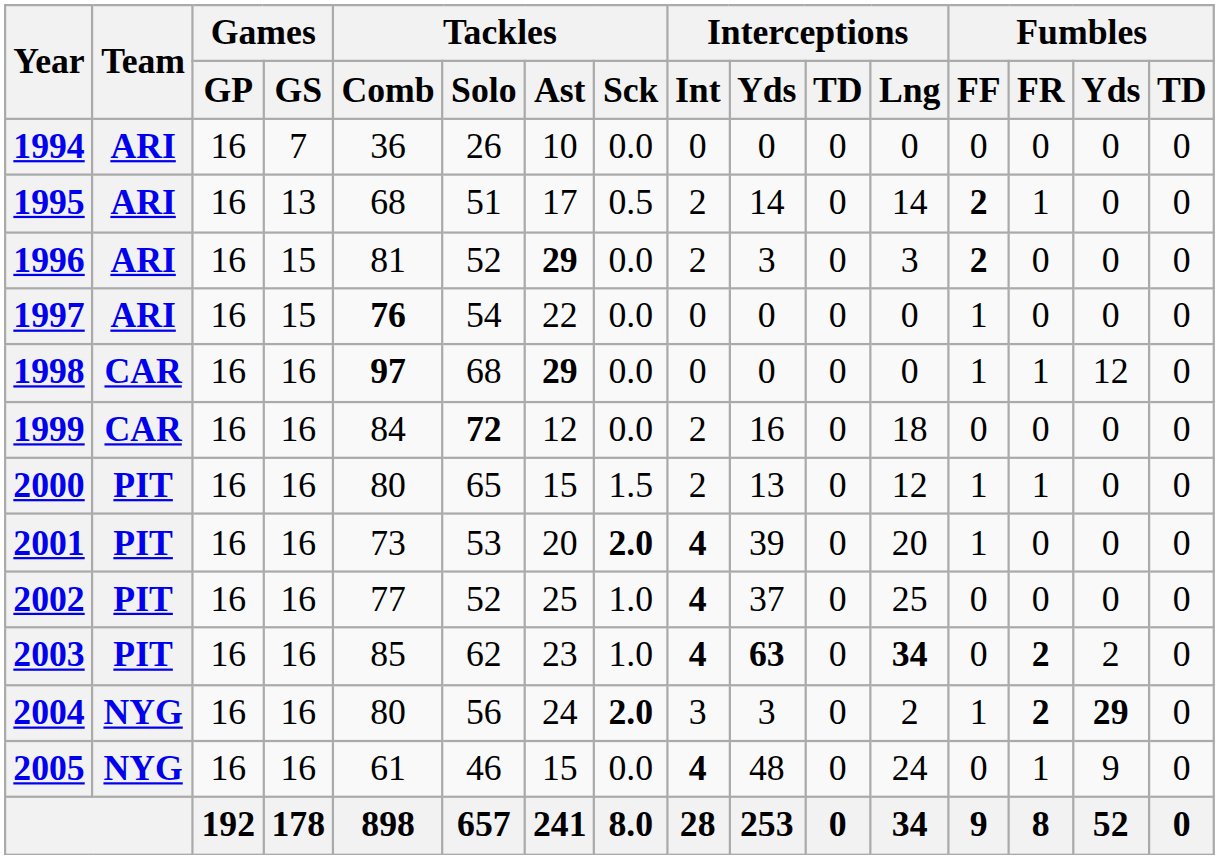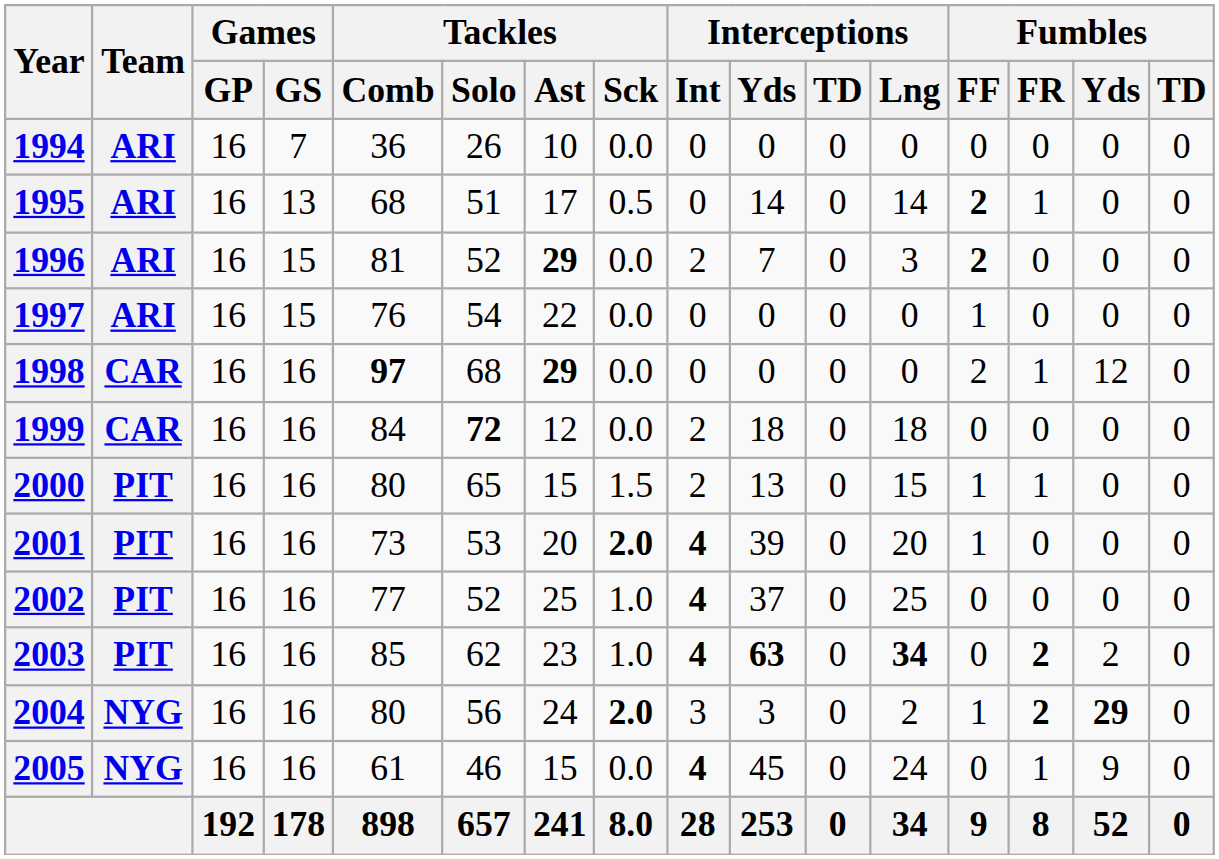(698, 202) 2 -> (698, 202) 0
(767, 259) 3 -> (767, 259) 7
(388, 315) bold -> (388, 315) normal
(979, 372) 1 -> (979, 372) 2
(767, 428) 16 -> (767, 428) 18
(910, 485) 12 -> (910, 485) 15
(767, 768) 48 -> (767, 768) 45
